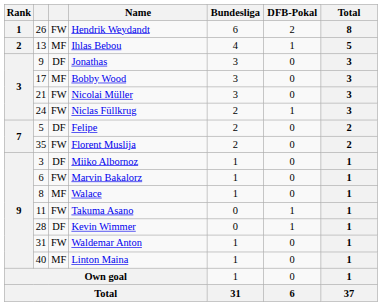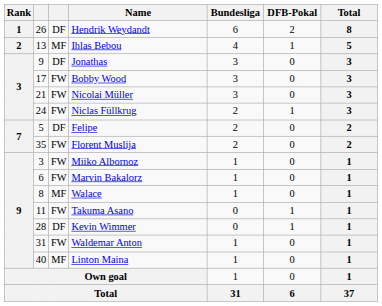(59, 29) FW -> (59, 29) DF
(59, 78) MF -> (59, 78) FW
(59, 161) DF -> (59, 161) FW
